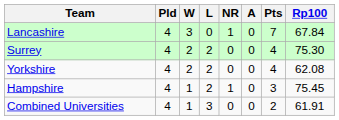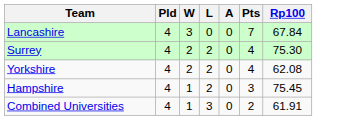- column: (230, 13)
